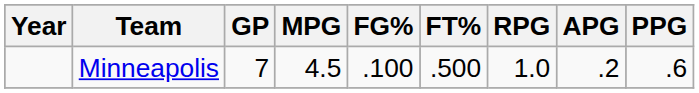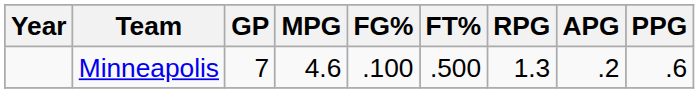(323, 67) 4.5 -> (323, 67) 4.6
(532, 67) 1.0 -> (532, 67) 1.3
